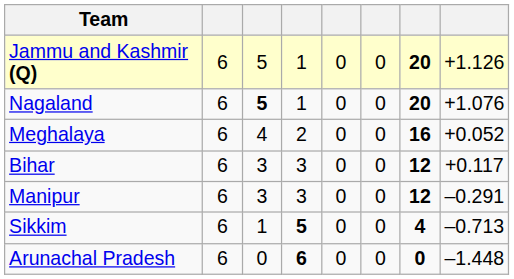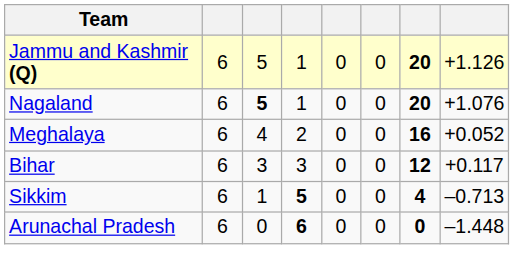- row: (44, 196)
